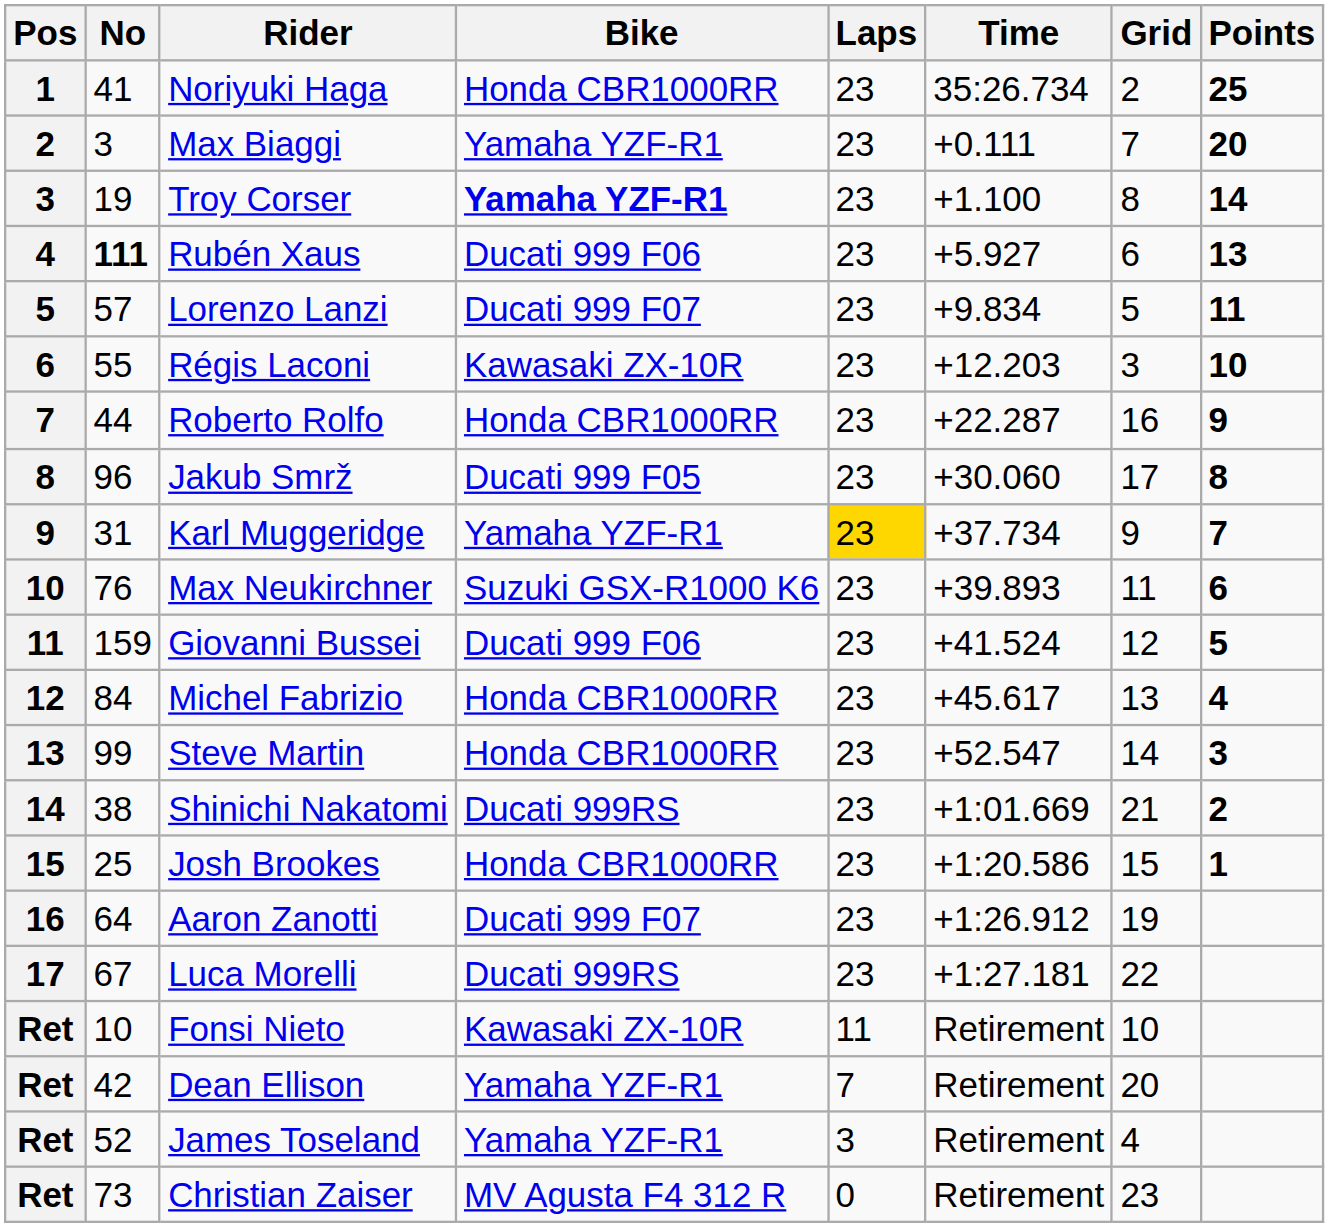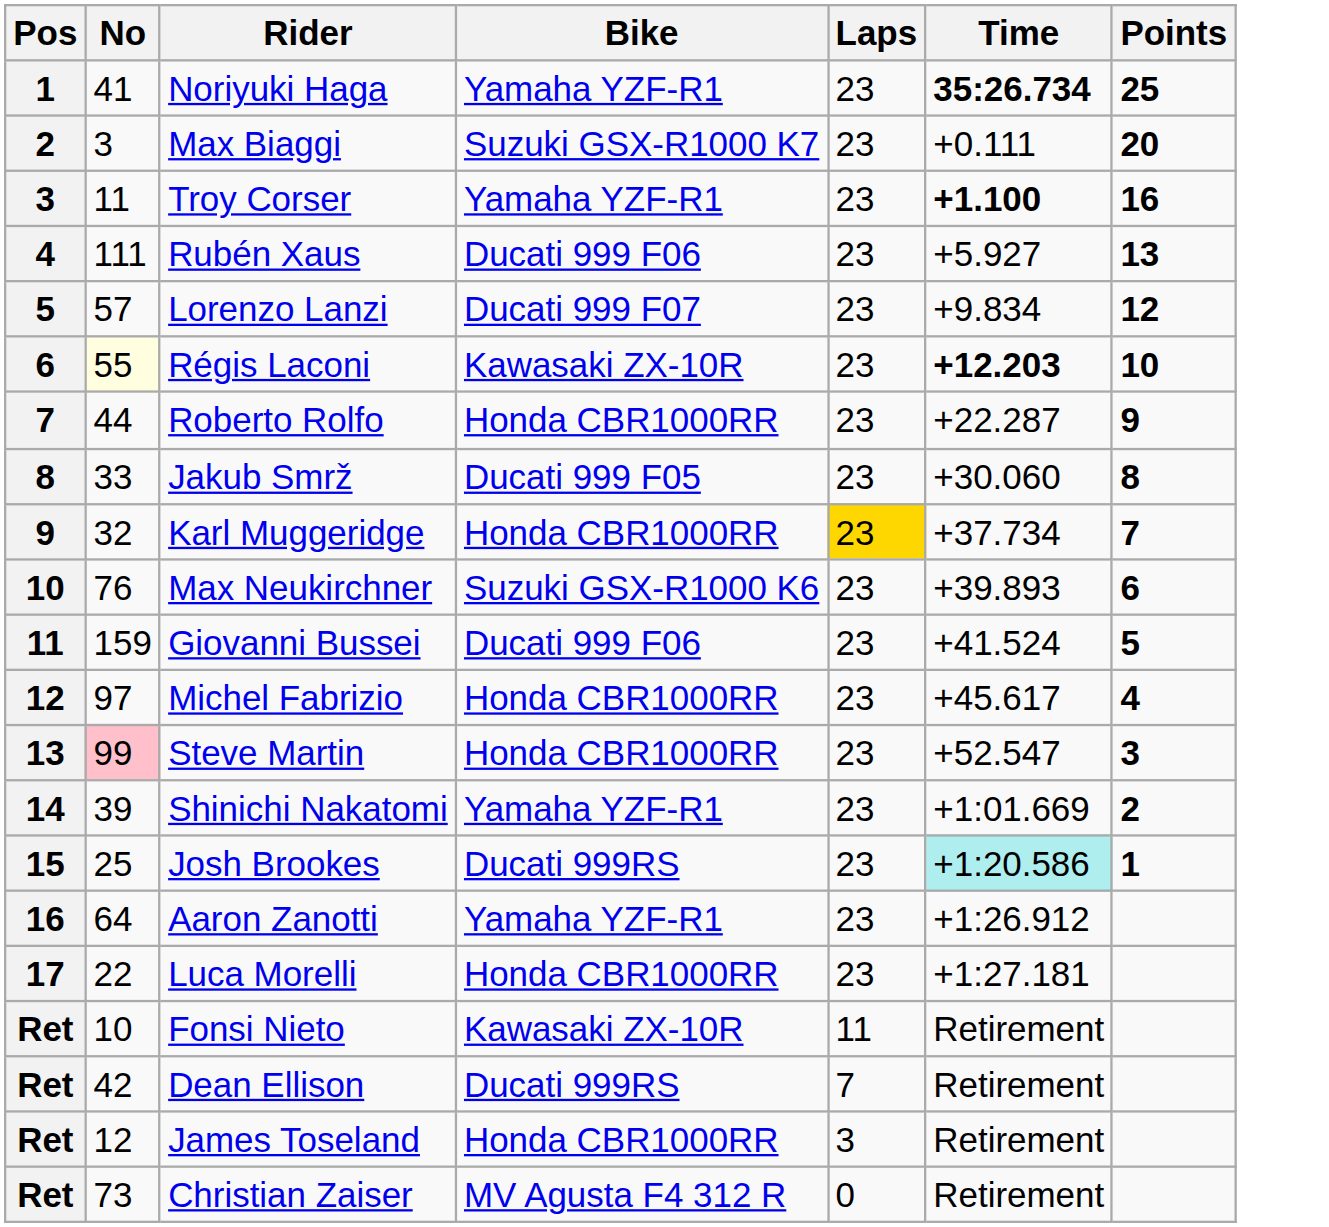- column: (1156, 33)
(621, 88) Honda CBR1000RR -> (593, 88) Yamaha YZF-R1
(1011, 88) normal -> (1012, 88) bold
(593, 144) Yamaha YZF-R1 -> (642, 144) Suzuki GSX-R1000 K7
(113, 199) 19 -> (112, 199) 11
(596, 199) bold -> (593, 199) normal
(987, 199) normal -> (987, 199) bold
(1228, 199) 14 -> (1140, 199) 16
(121, 254) bold -> (120, 254) normal
(1227, 310) 11 -> (1140, 310) 12
(113, 365) no background -> (113, 365) lightyellow background
(997, 365) normal -> (997, 365) bold
(113, 476) 96 -> (113, 476) 33
(113, 531) 31 -> (113, 531) 32
(593, 531) Yamaha YZF-R1 -> (621, 531) Honda CBR1000RR
(113, 697) 84 -> (113, 697) 97
(113, 752) no background -> (113, 752) pink background
(113, 808) 38 -> (113, 808) 39
(572, 808) Ducati 999RS -> (593, 808) Yamaha YZF-R1
(621, 863) Honda CBR1000RR -> (572, 863) Ducati 999RS
(1012, 863) no background -> (1012, 863) paleturquoise background
(582, 919) Ducati 999 F07 -> (593, 919) Yamaha YZF-R1
(113, 974) 67 -> (113, 974) 22
(572, 974) Ducati 999RS -> (621, 974) Honda CBR1000RR
(593, 1085) Yamaha YZF-R1 -> (572, 1085) Ducati 999RS
(113, 1140) 52 -> (113, 1140) 12
(593, 1140) Yamaha YZF-R1 -> (621, 1140) Honda CBR1000RR
